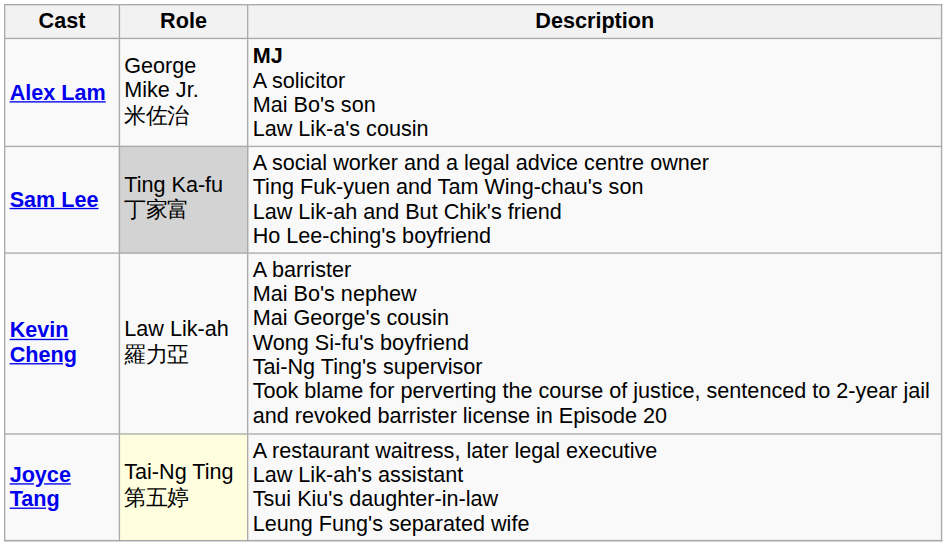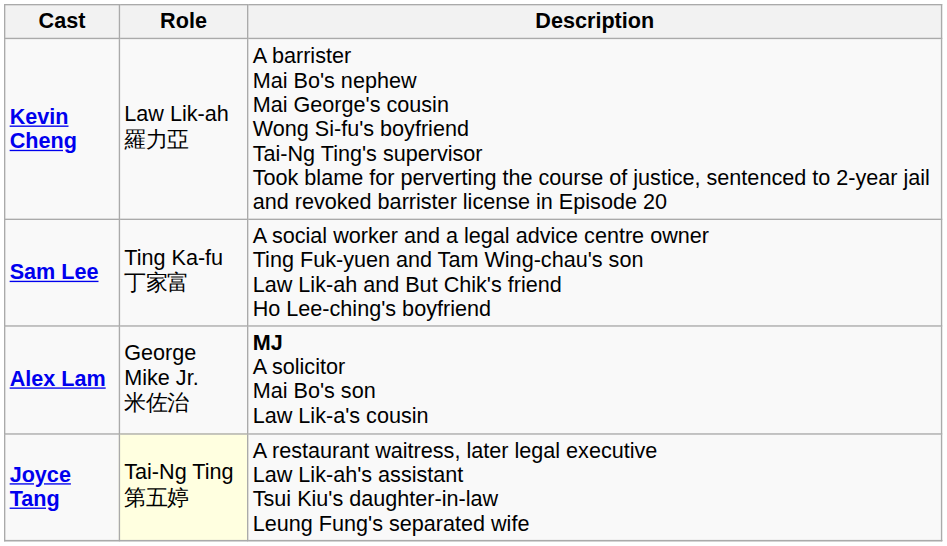rows swapped: (43, 343) <-> (58, 92)
(174, 198) lightgrey background -> (174, 271) no background
